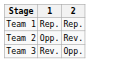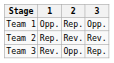+ column: (97, 11)
(50, 24) Rep. -> (50, 24) Opp.
(50, 38) Opp. -> (50, 38) Rep.
